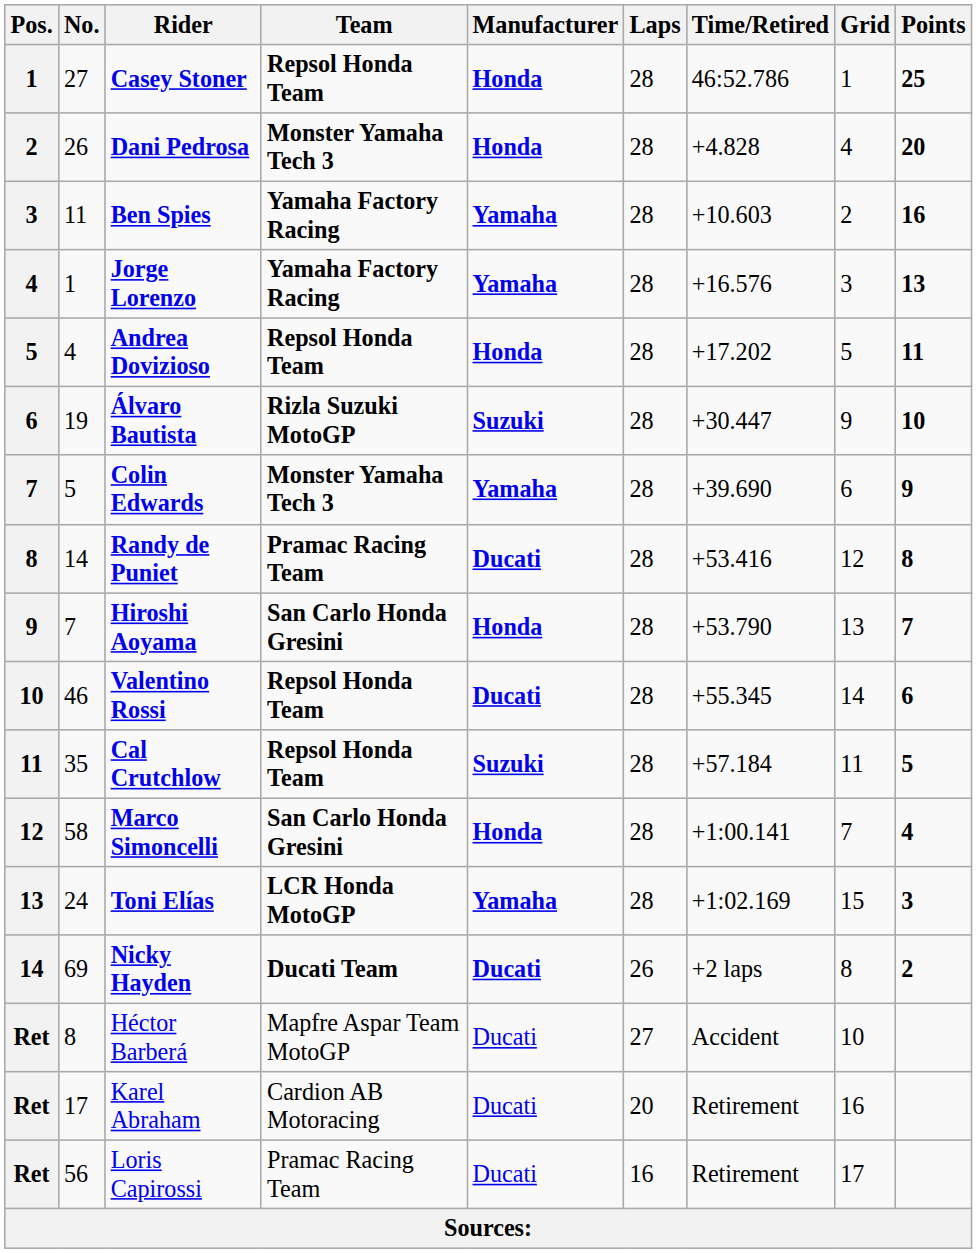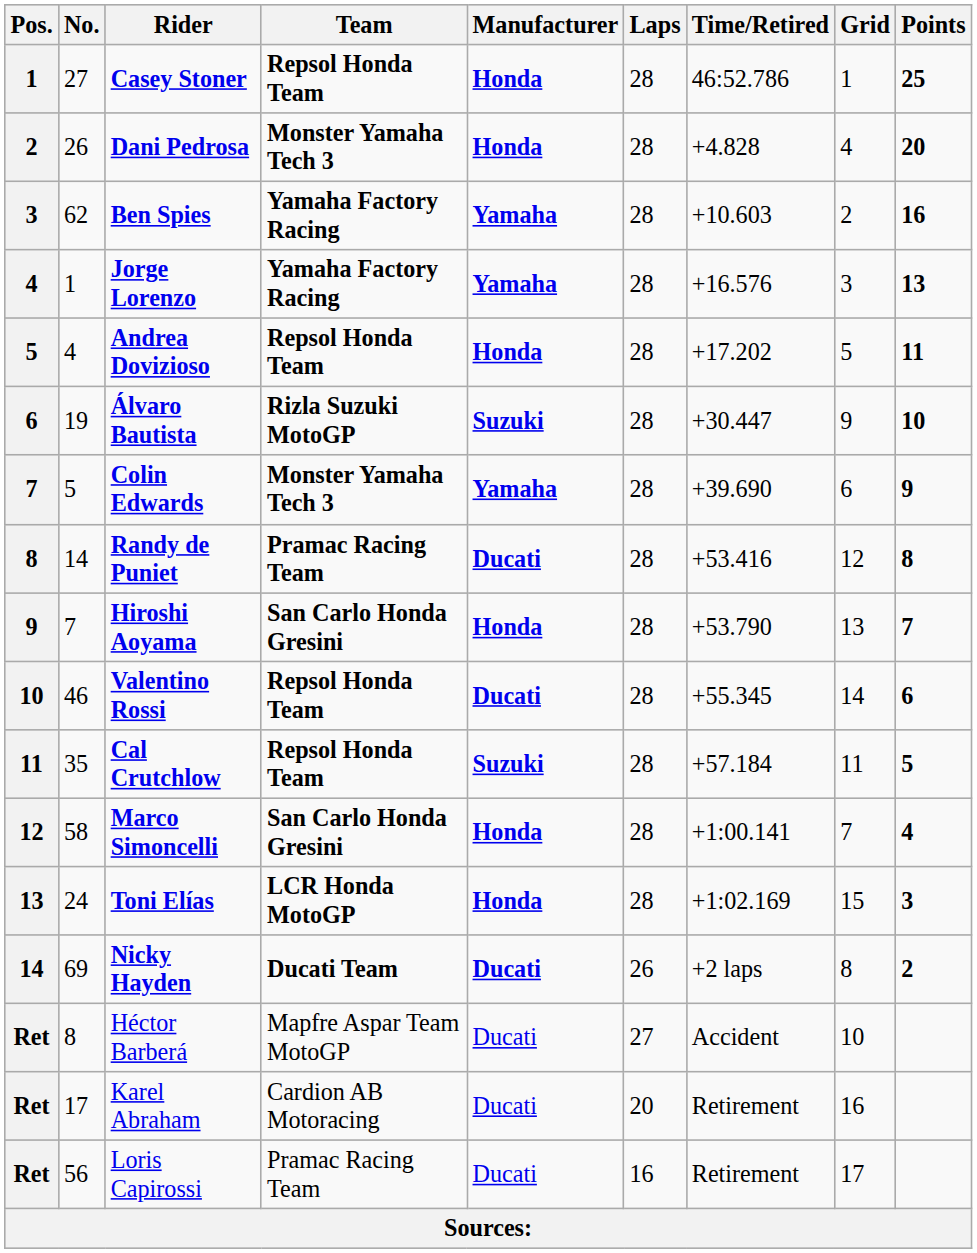(76, 215) 11 -> (76, 215) 62
(515, 900) Yamaha -> (507, 900) Honda
